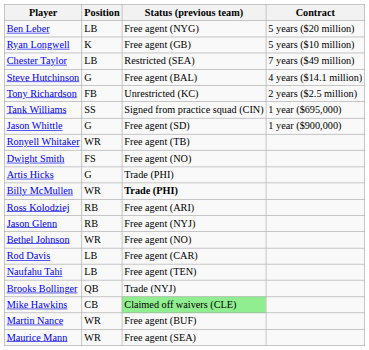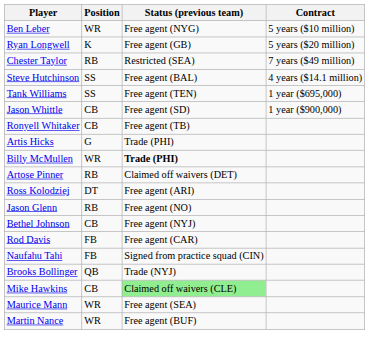(91, 28) LB -> (93, 28) WR
(311, 28) 5 years ($20 million) -> (311, 28) 5 years ($10 million)
(311, 45) 5 years ($10 million) -> (311, 45) 5 years ($20 million)
(91, 61) LB -> (91, 61) RB
(88, 77) G -> (90, 77) SS
- row: (42, 93)
(194, 110) Signed from practice squad (CIN) -> (160, 93) Free agent (TEN)
(88, 126) G -> (91, 110) CB
(93, 142) WR -> (91, 126) CB
- row: (36, 158)
+ row: (35, 175)
(91, 207) RB -> (91, 191) DT
(160, 223) Free agent (NYJ) -> (158, 207) Free agent (NO)
(93, 239) WR -> (91, 223) CB
(158, 239) Free agent (NO) -> (160, 223) Free agent (NYJ)
(91, 256) LB -> (91, 239) FB
(91, 272) LB -> (91, 256) FB
(160, 272) Free agent (TEN) -> (194, 256) Signed from practice squad (CIN)
rows swapped: (35, 321) <-> (37, 337)
